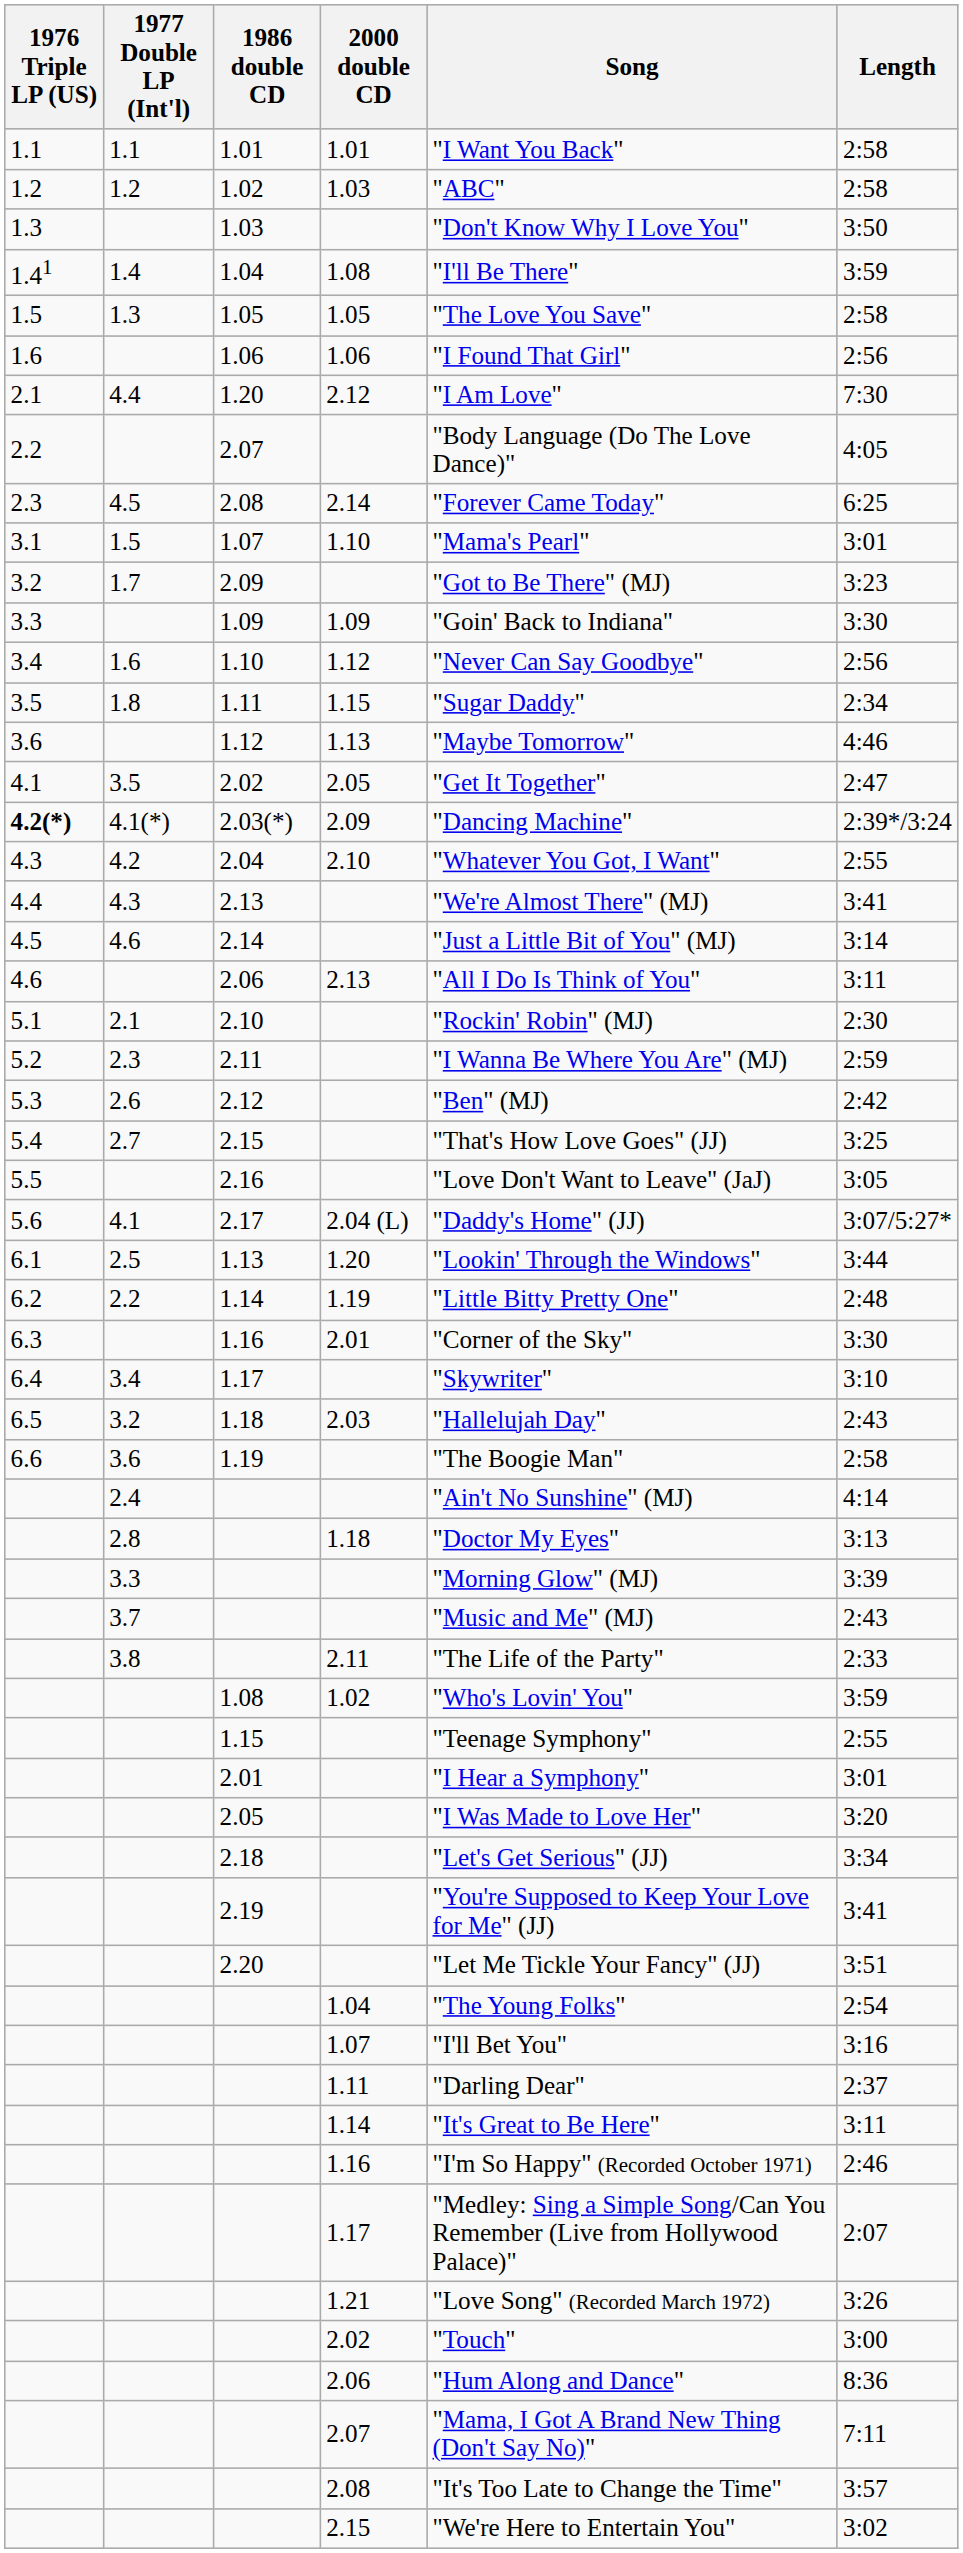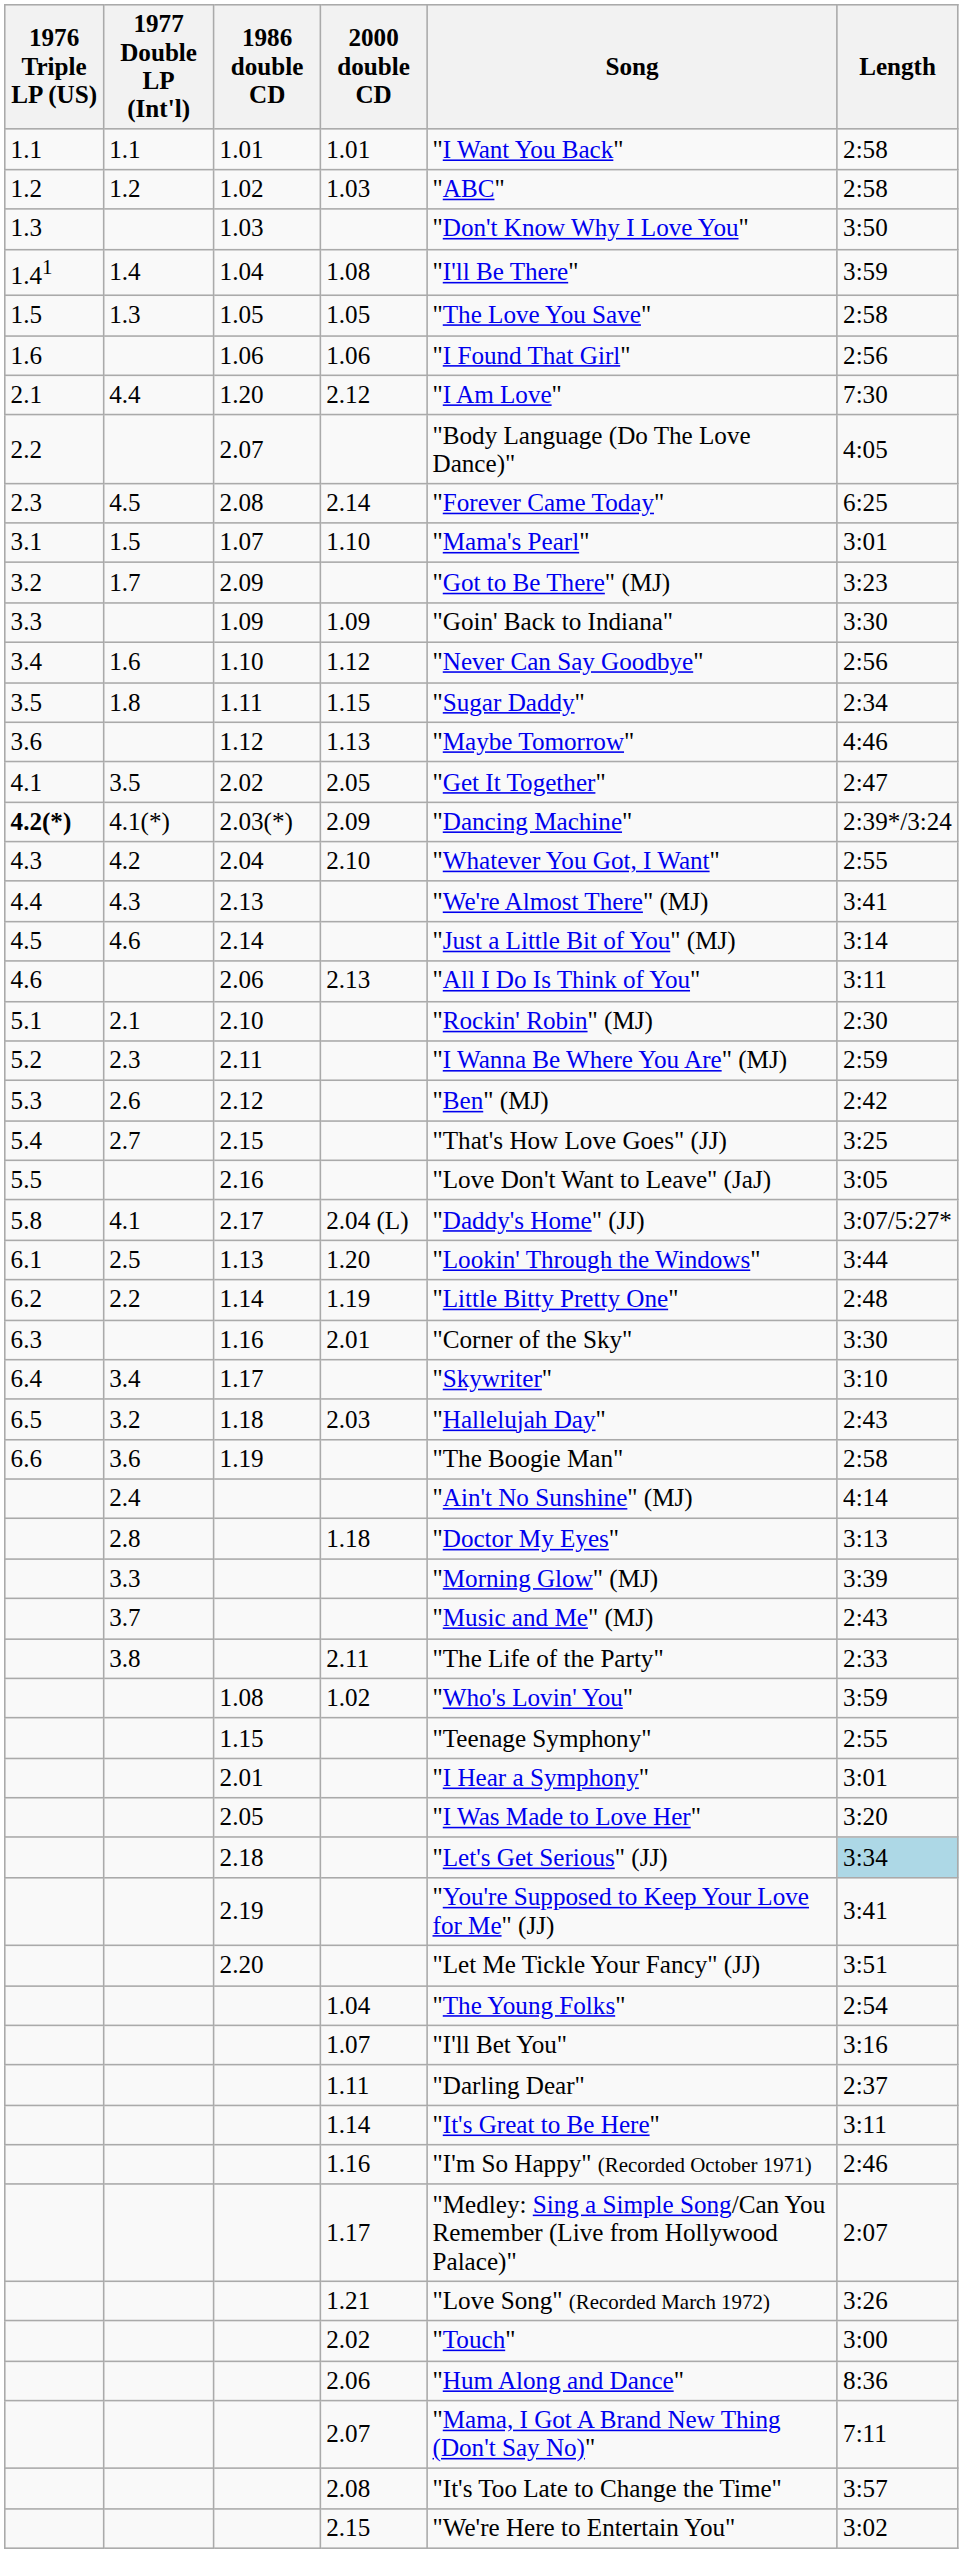(26, 1219) 5.6 -> (26, 1219) 5.8
(865, 1857) no background -> (865, 1857) lightblue background
